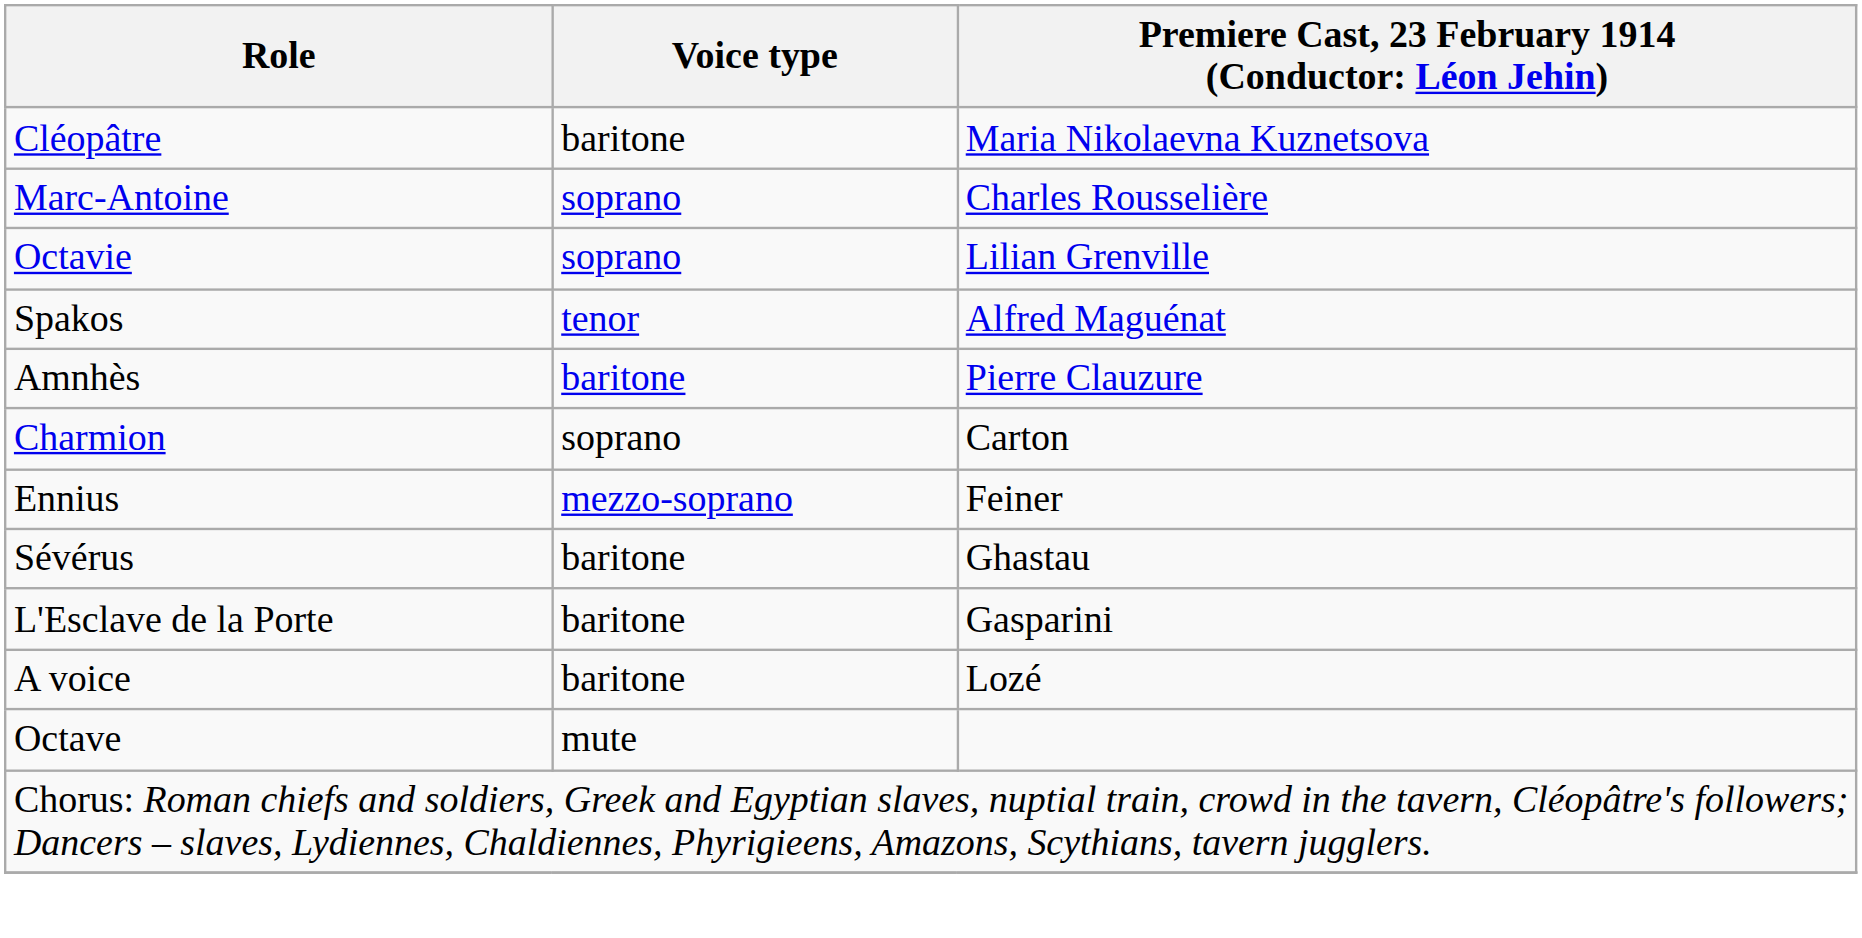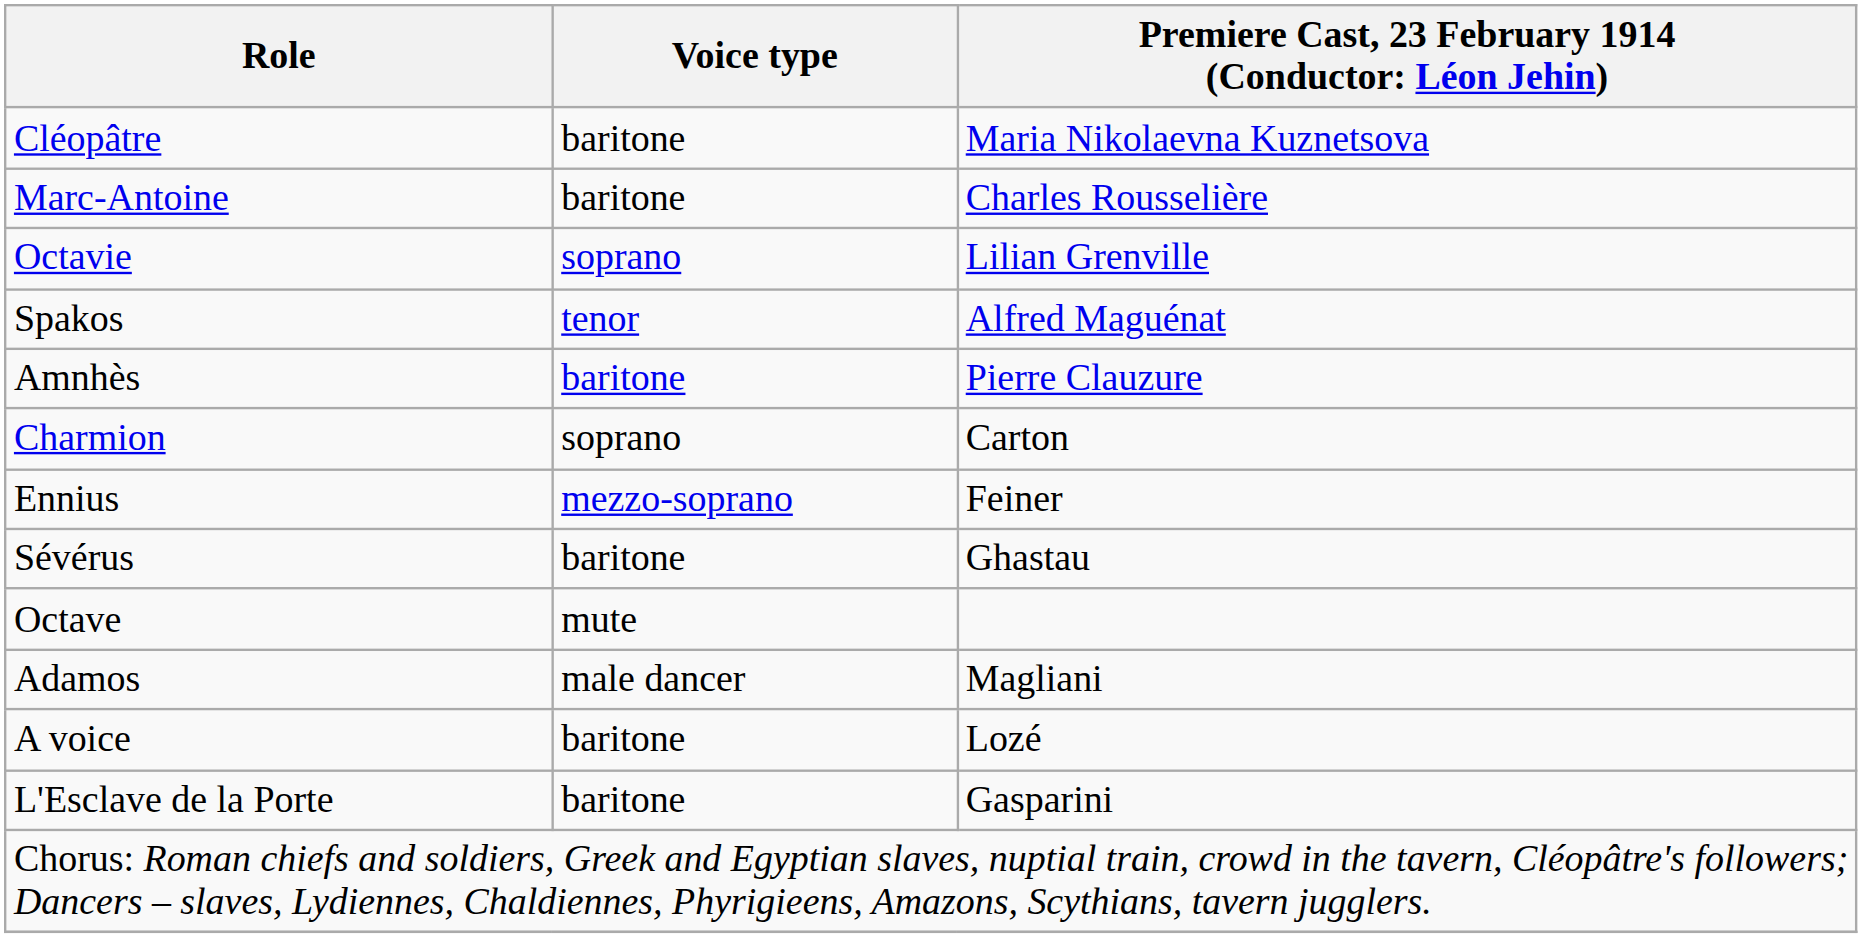(621, 197) soprano -> (623, 197) baritone
rows swapped: (174, 618) <-> (68, 738)
+ row: (77, 678)
